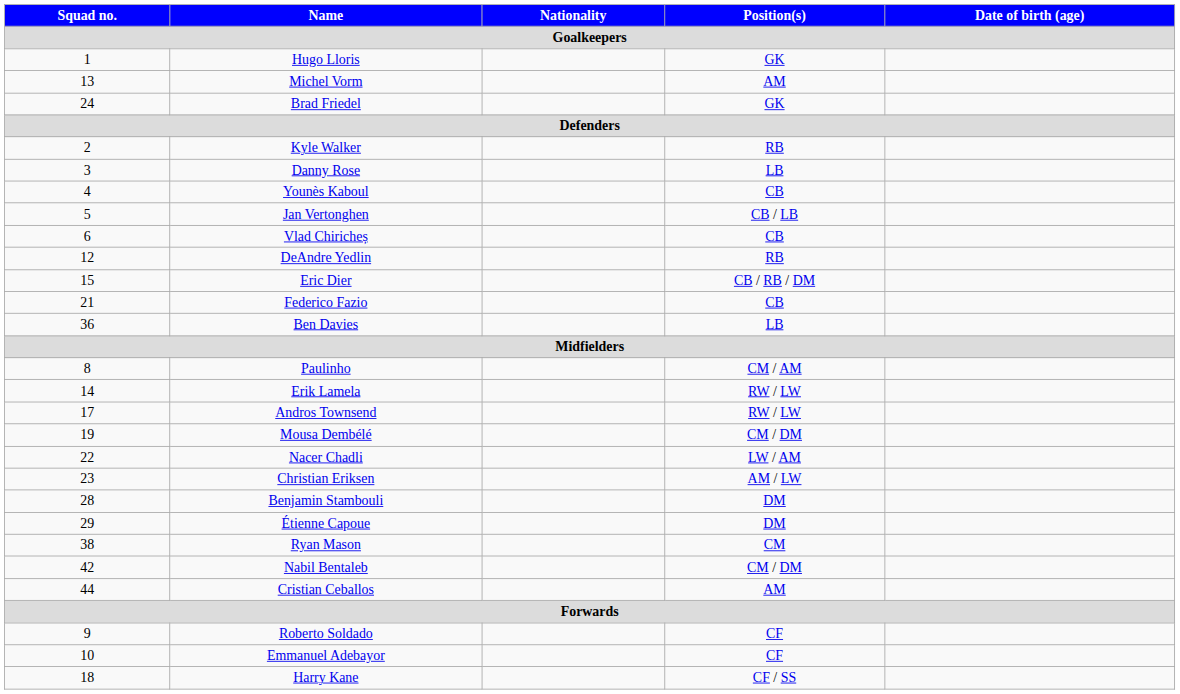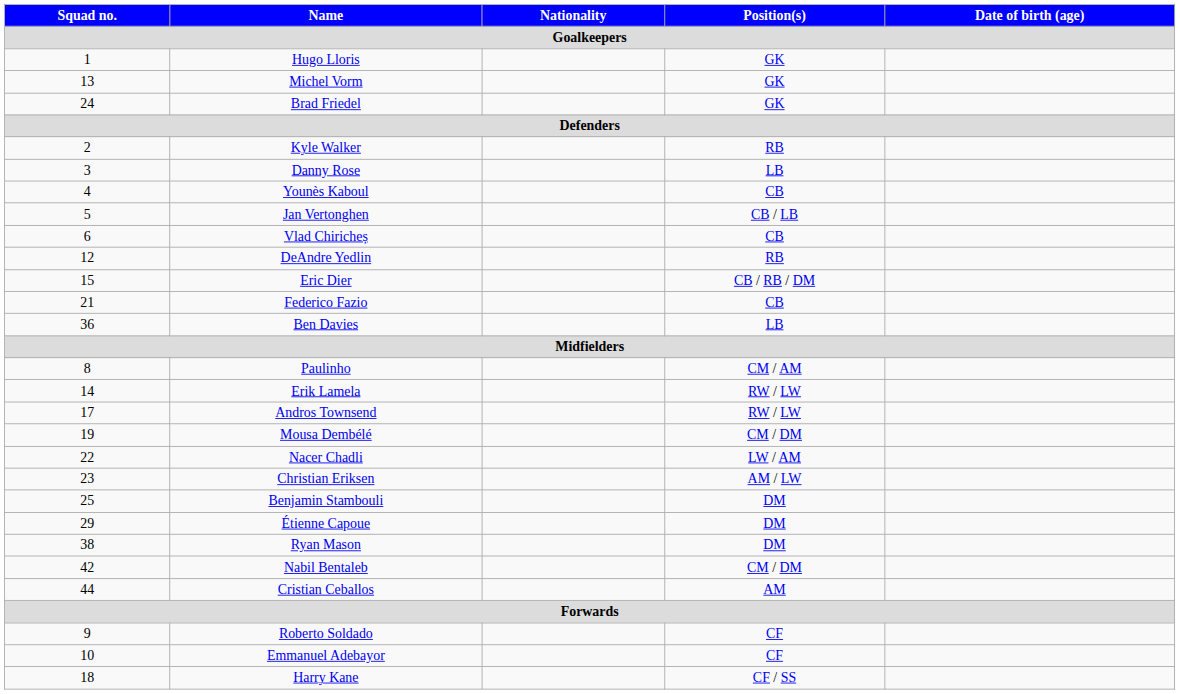(775, 81) AM -> (775, 81) GK
(87, 501) 28 -> (87, 501) 25
(775, 545) CM -> (775, 545) DM
